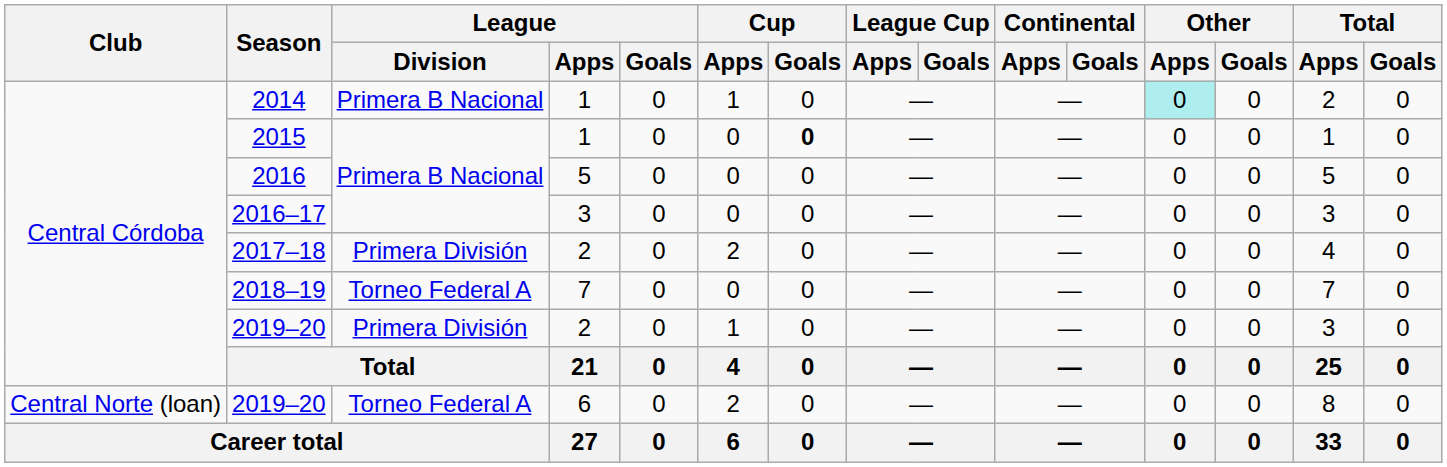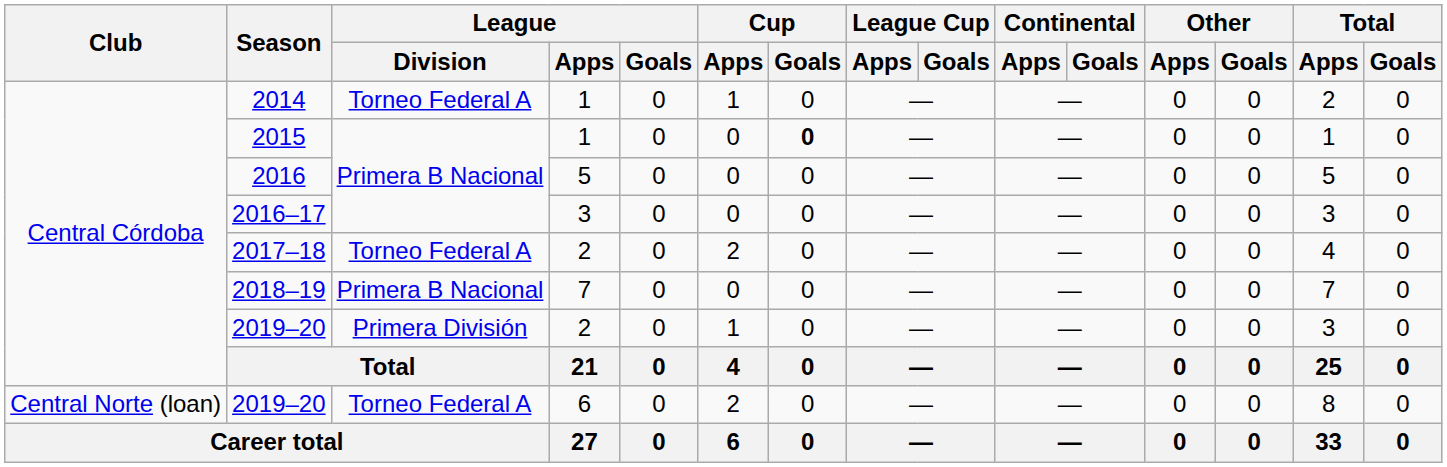(440, 99) Primera B Nacional -> (440, 99) Torneo Federal A
(1180, 99) paleturquoise background -> (1180, 99) no background
(440, 251) Primera División -> (440, 251) Torneo Federal A
(440, 289) Torneo Federal A -> (440, 289) Primera B Nacional
